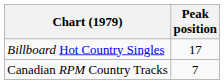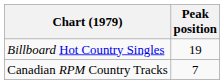(195, 49) 17 -> (195, 49) 19
